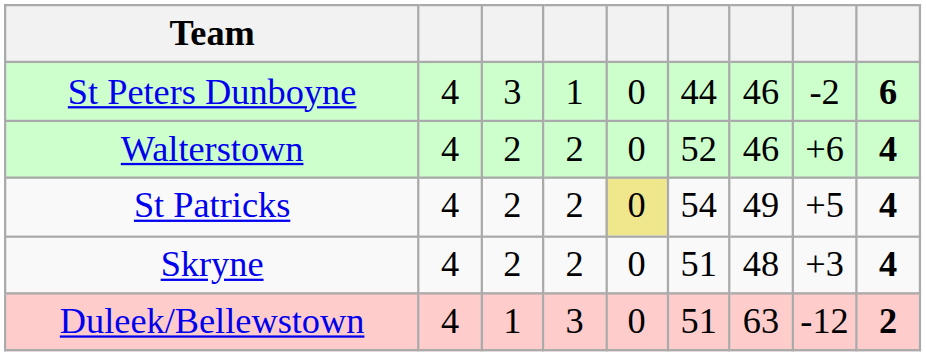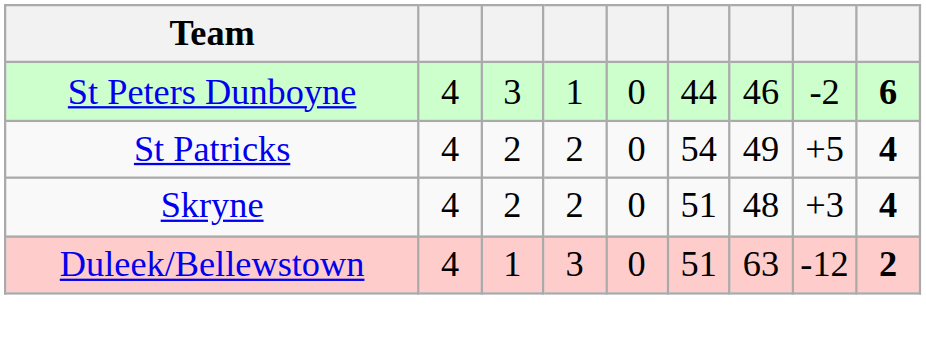- row: (212, 148)
(637, 206) khaki background -> (637, 148) no background
